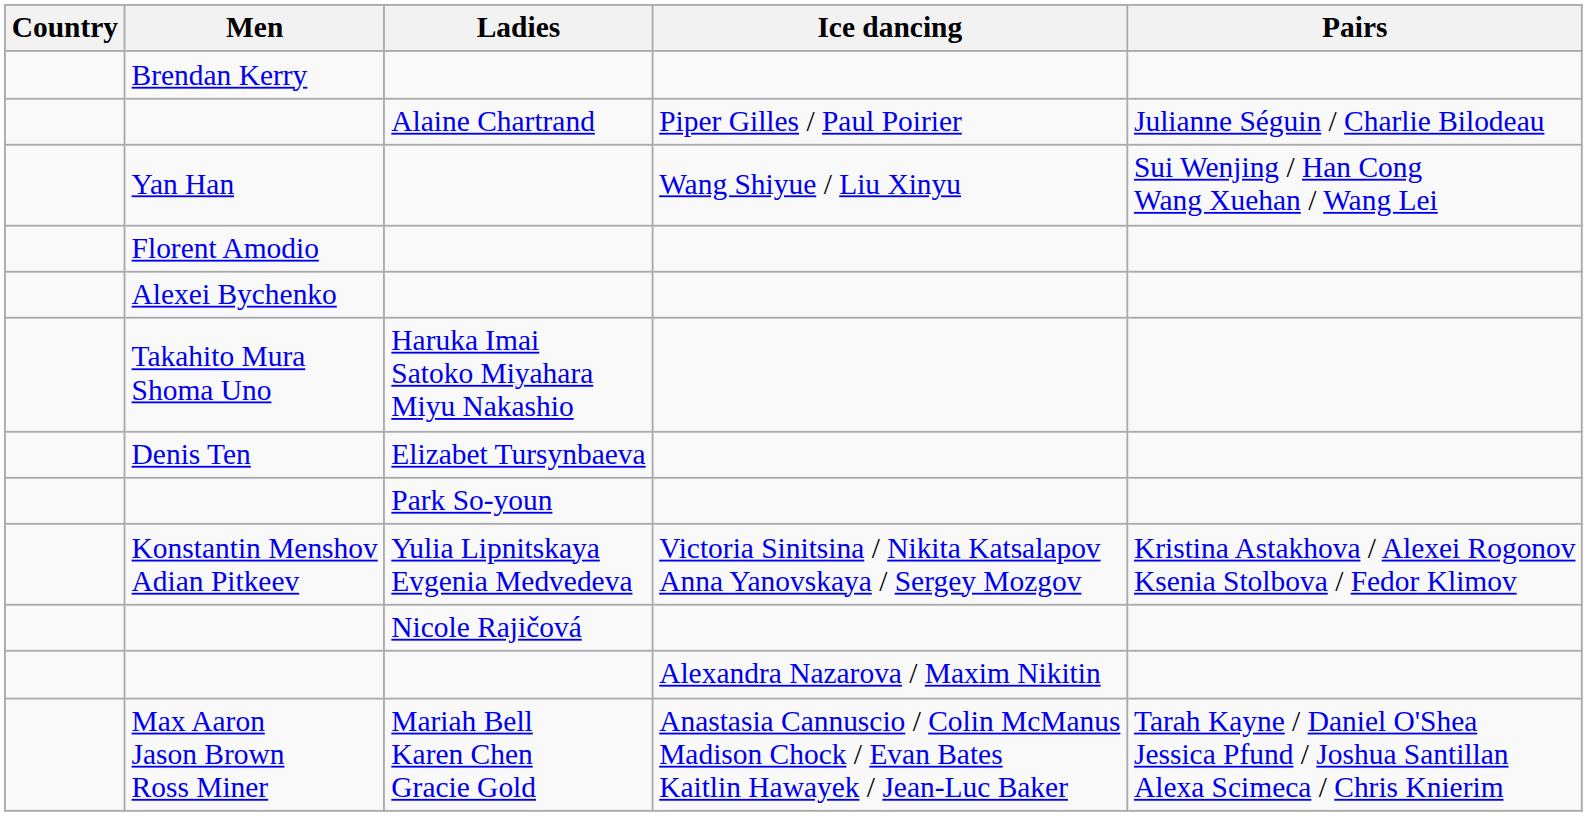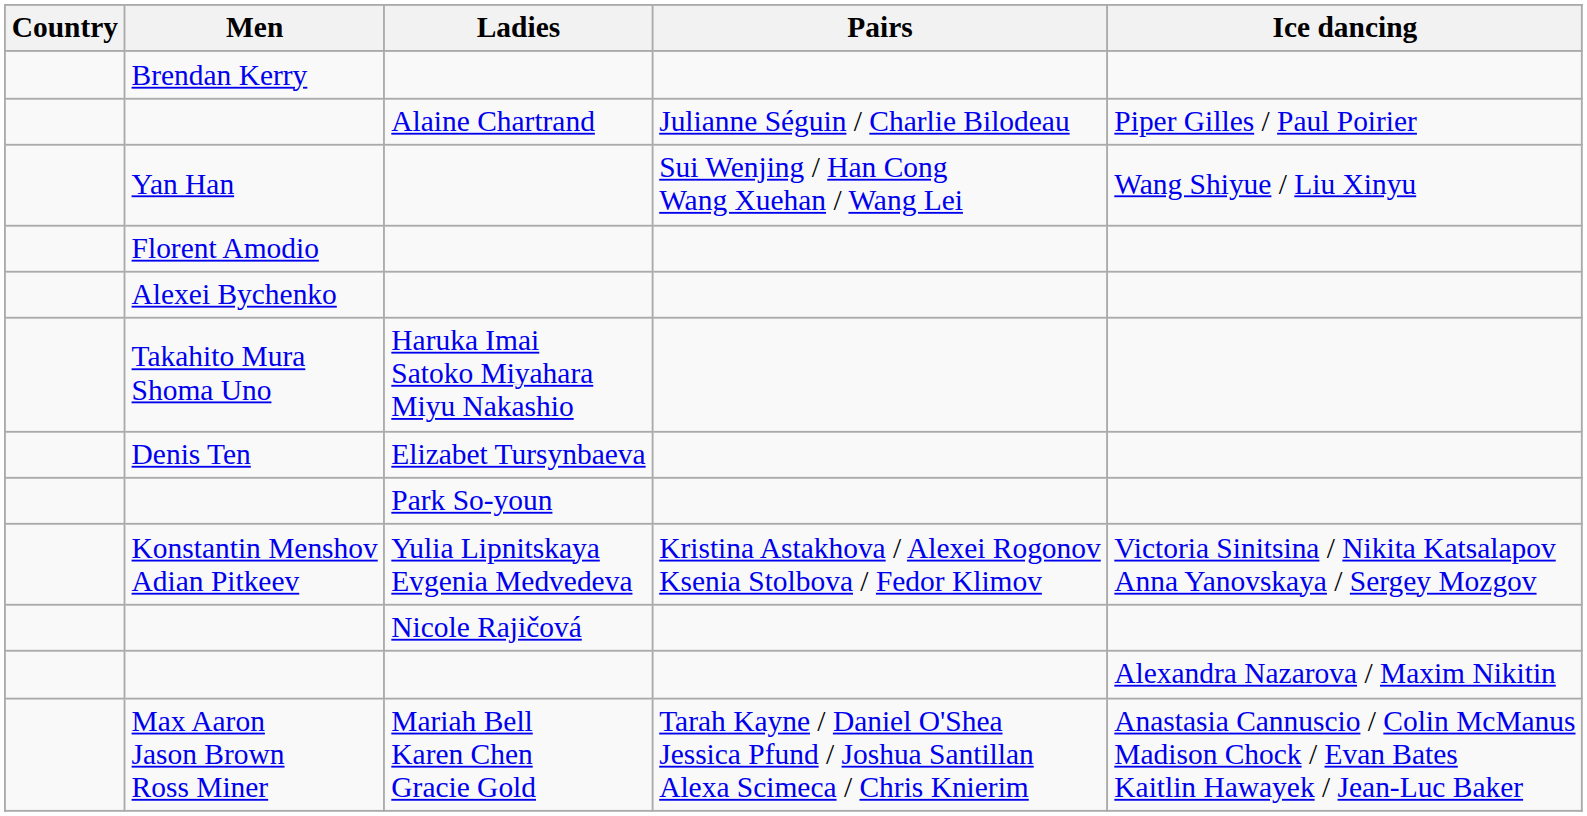columns swapped: (1355, 27) <-> (890, 27)
